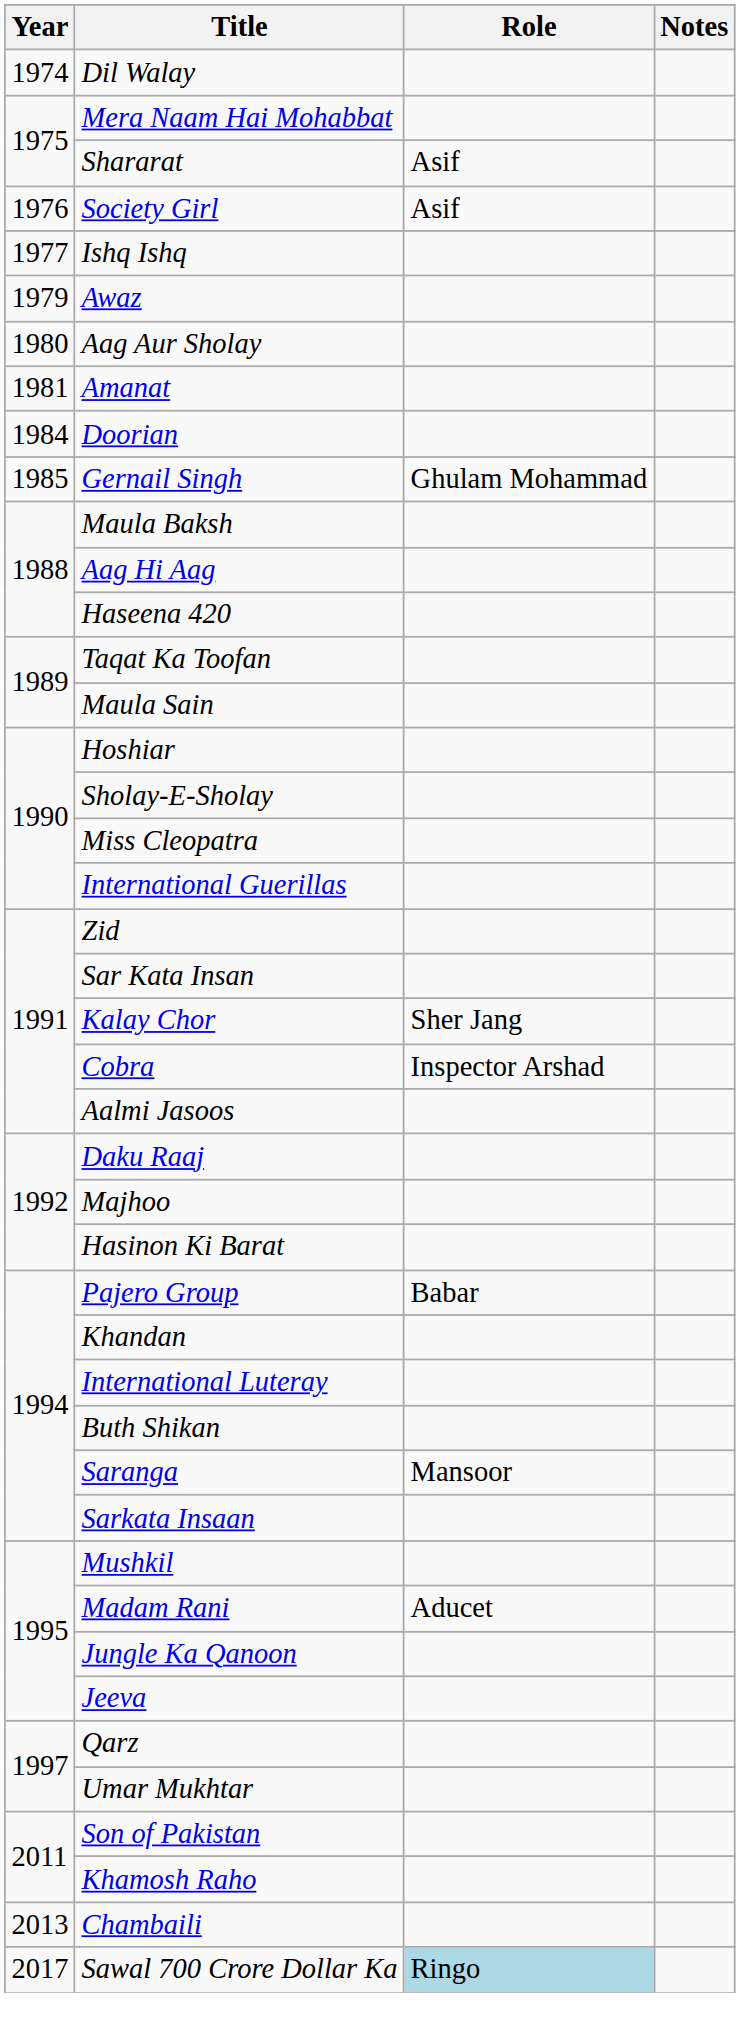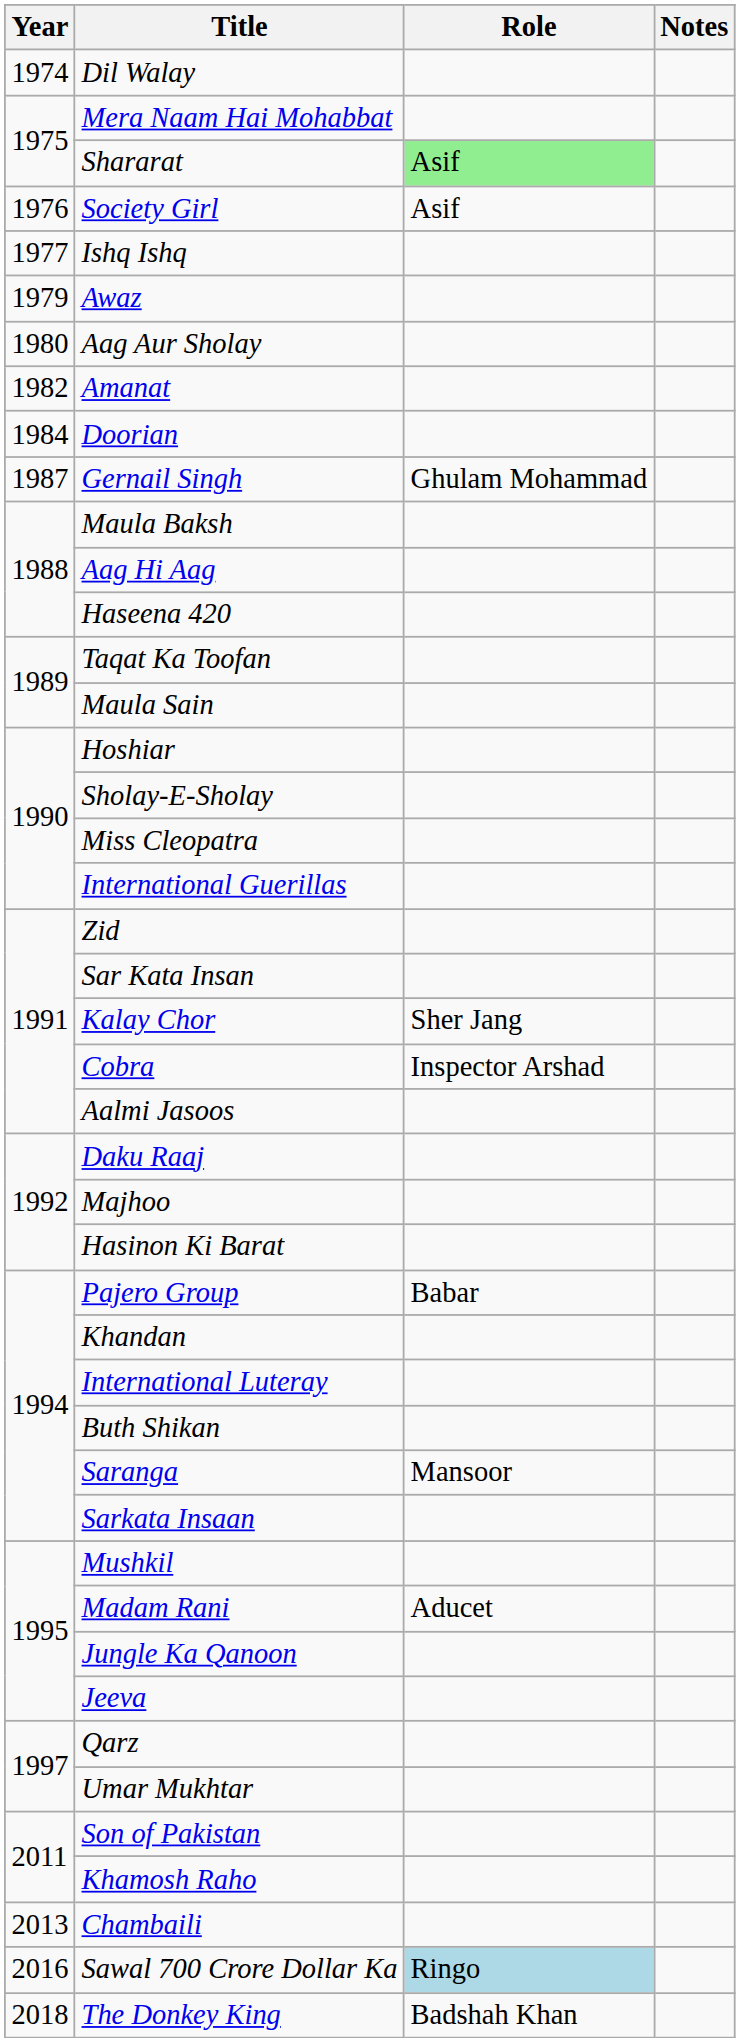(435, 162) no background -> (435, 162) lightgreen background
(40, 388) 1981 -> (40, 388) 1982
(40, 478) 1985 -> (40, 478) 1987
(40, 1969) 2017 -> (40, 1969) 2016
+ row: (181, 2014)
